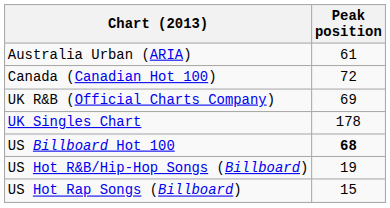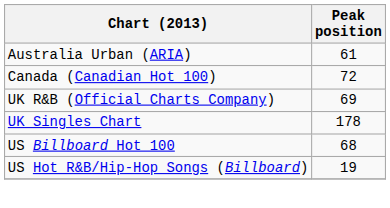(348, 145) bold -> (348, 145) normal
- row: (125, 191)
